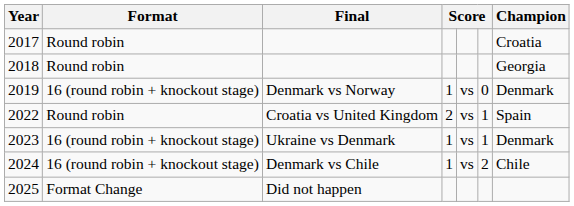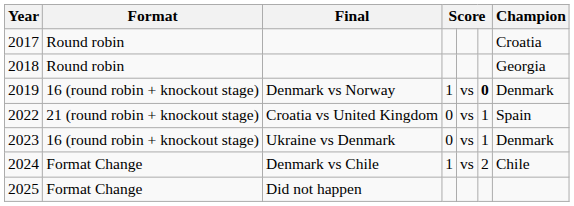(485, 90) normal -> (485, 90) bold
(85, 115) Round robin -> (153, 115) 21 (round robin + knockout stage)
(449, 115) 2 -> (449, 115) 0
(449, 139) 1 -> (449, 139) 0
(153, 164) 16 (round robin + knockout stage) -> (94, 164) Format Change
